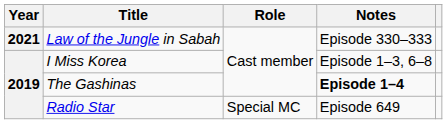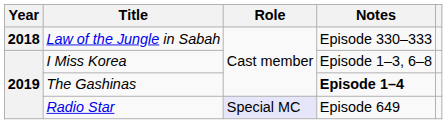(24, 38) 2021 -> (24, 38) 2018
(264, 107) no background -> (264, 107) lavender background
